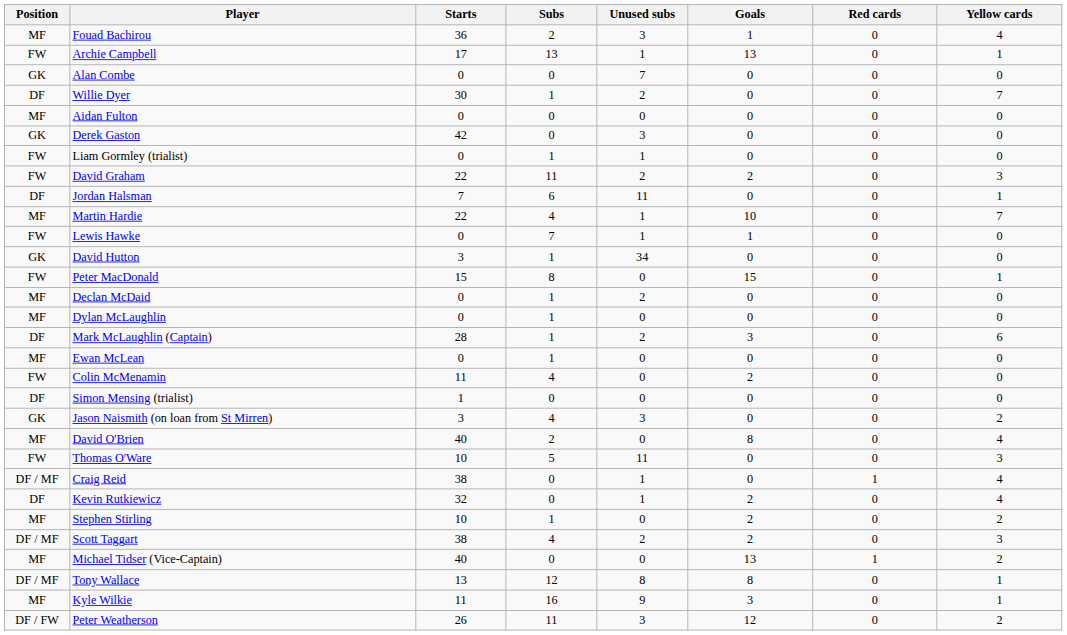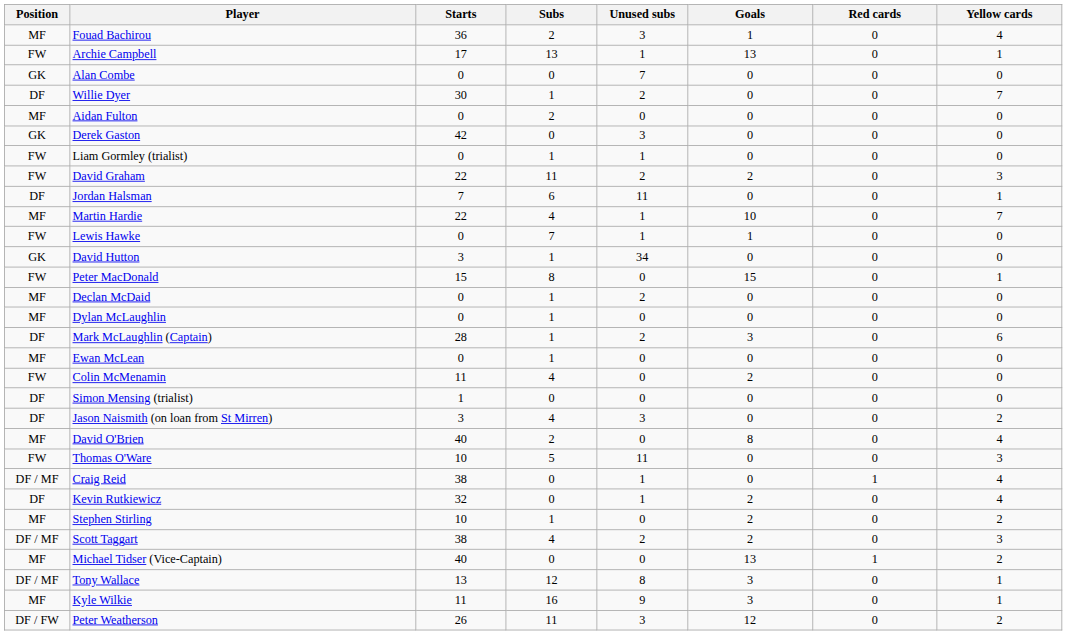(551, 115) 0 -> (551, 115) 2
(37, 418) GK -> (37, 418) DF
(750, 580) 8 -> (750, 580) 3
